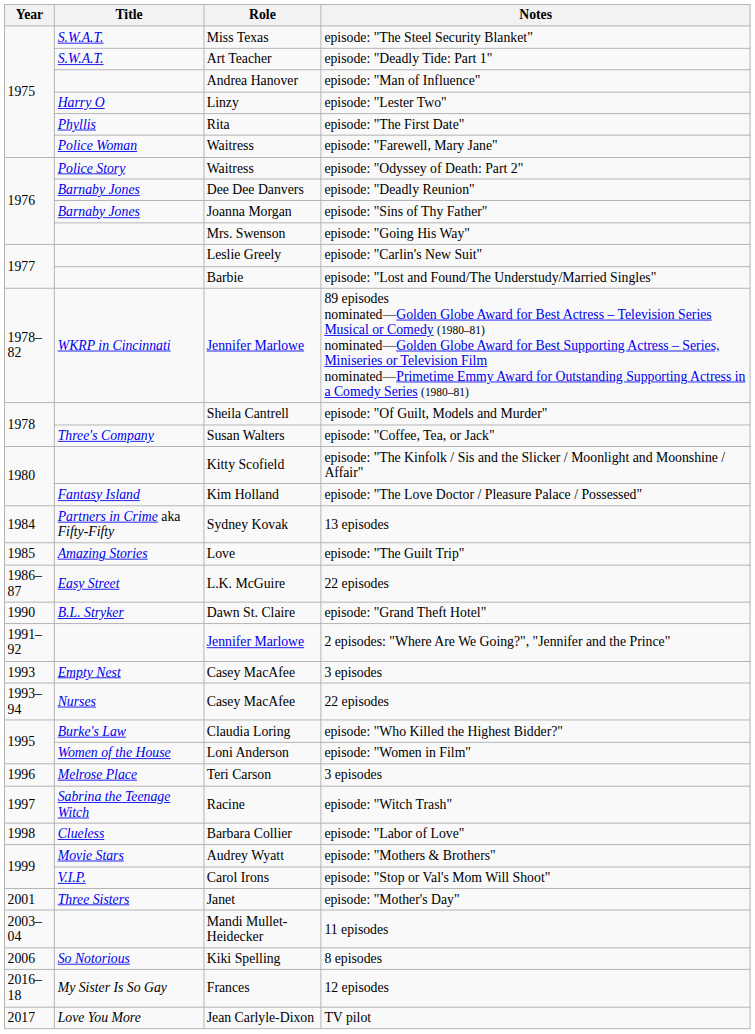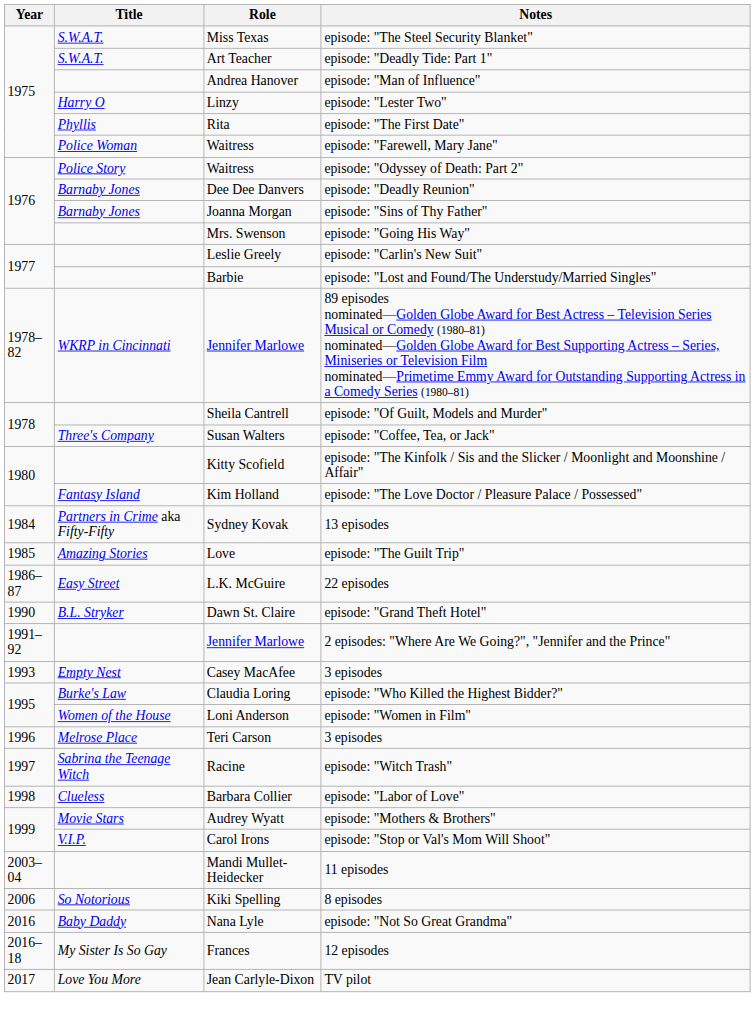- row: (251, 701)
- row: (221, 899)
+ row: (235, 921)
